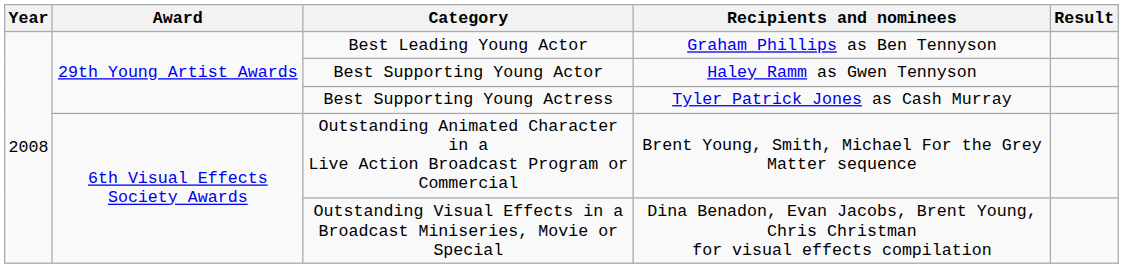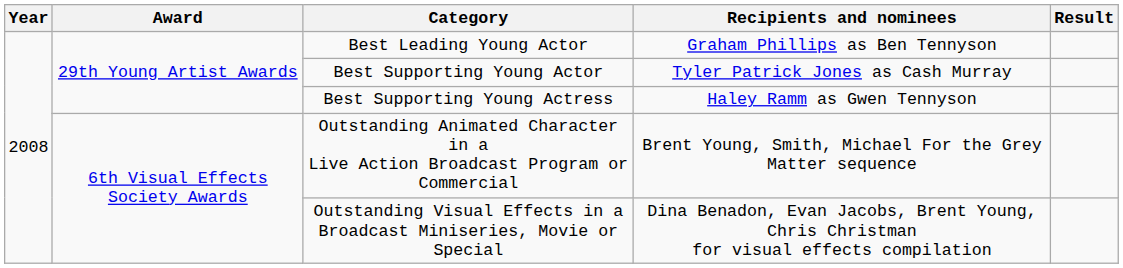(842, 72) Haley Ramm as Gwen Tennyson -> (842, 72) Tyler Patrick Jones as Cash Murray
(842, 100) Tyler Patrick Jones as Cash Murray -> (842, 100) Haley Ramm as Gwen Tennyson
